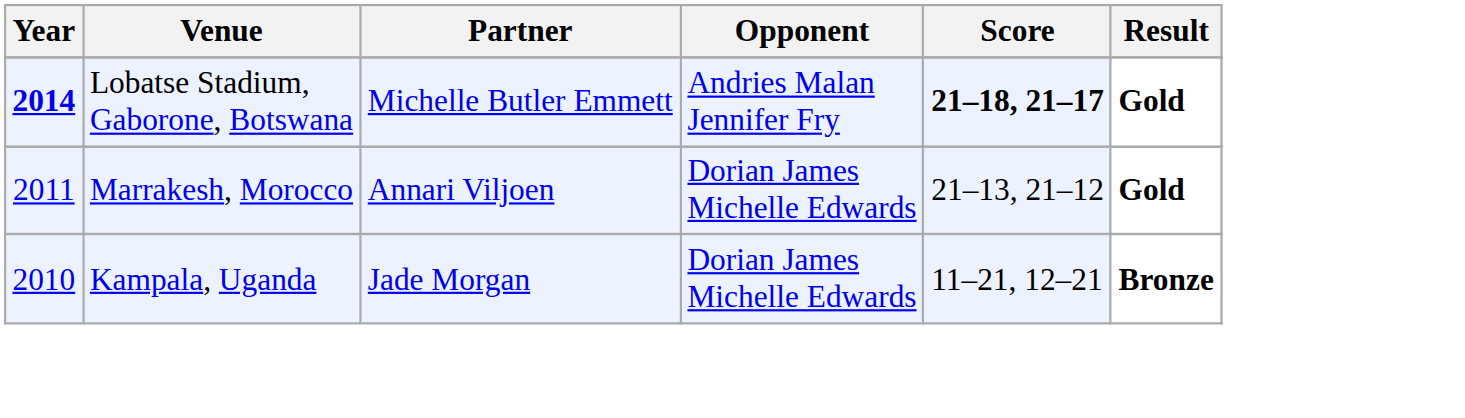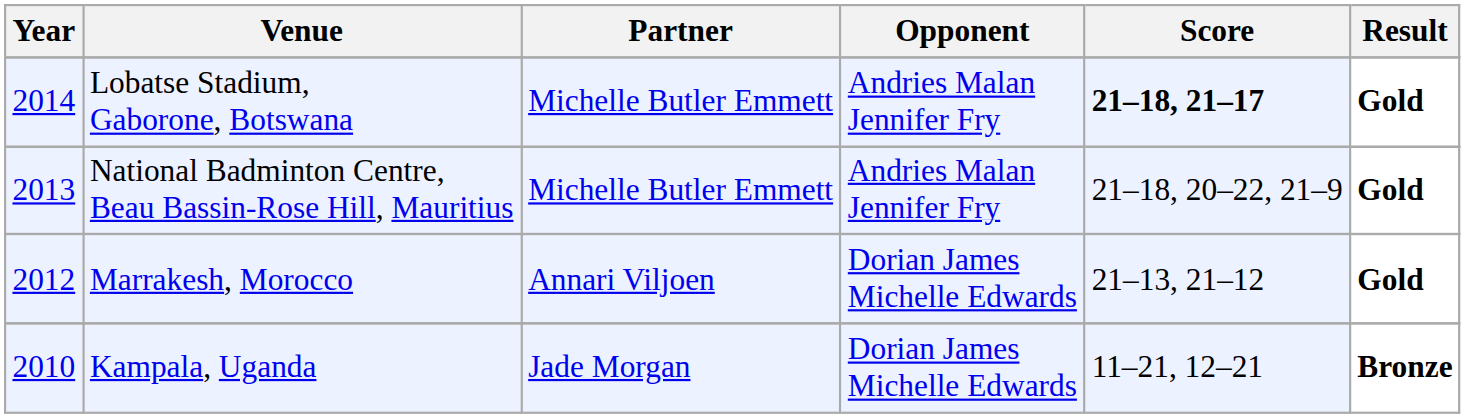(44, 101) bold -> (44, 101) normal
+ row: (302, 189)
(44, 189) 2011 -> (44, 278) 2012
